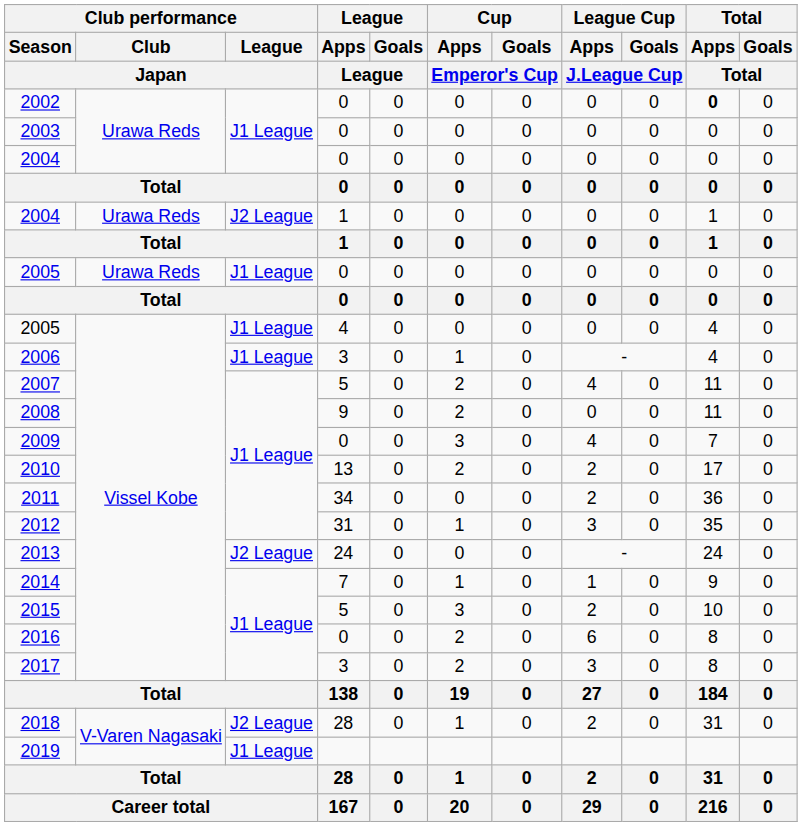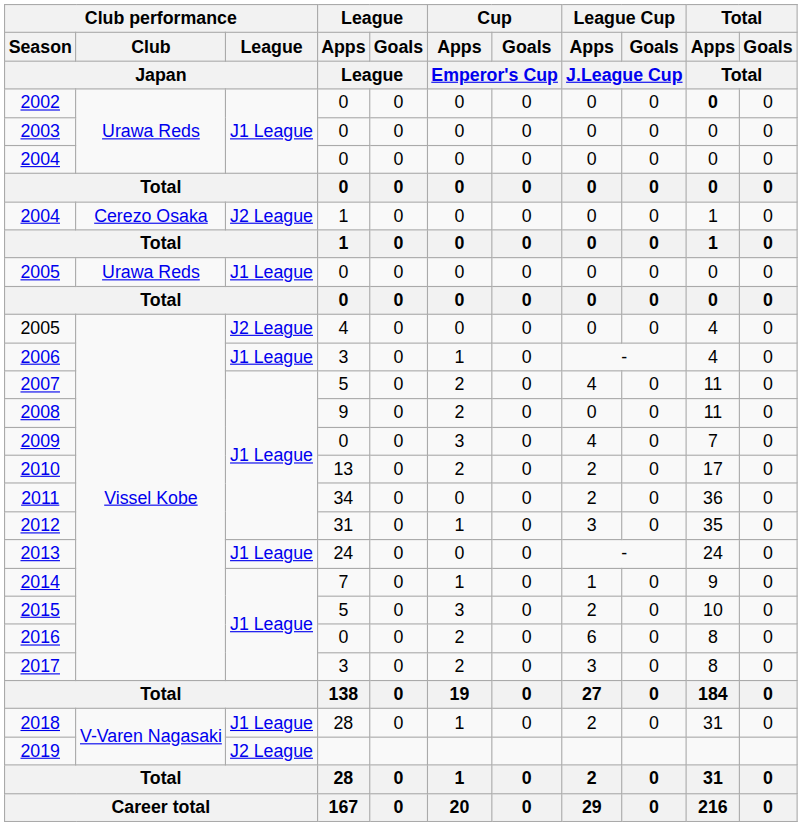(151, 215) Urawa Reds -> (151, 215) Cerezo Osaka
(272, 328) J1 League -> (272, 328) J2 League
(272, 553) J2 League -> (272, 553) J1 League
(272, 722) J2 League -> (272, 722) J1 League
(272, 750) J1 League -> (272, 750) J2 League
